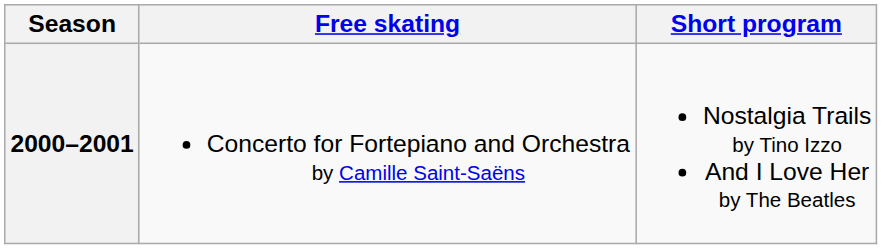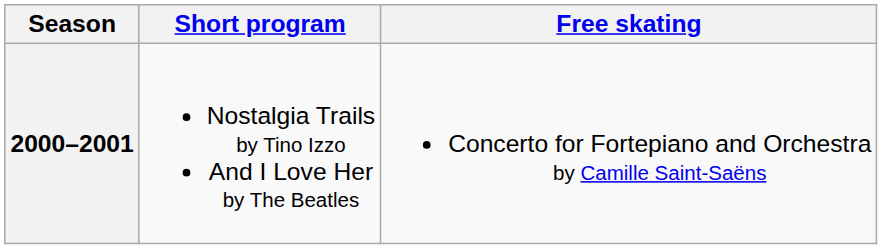columns swapped: (756, 24) <-> (388, 24)
